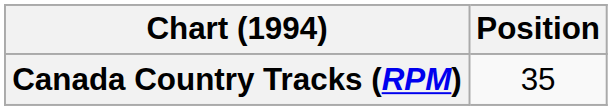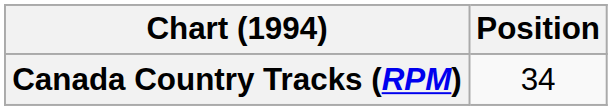(538, 79) 35 -> (538, 79) 34
